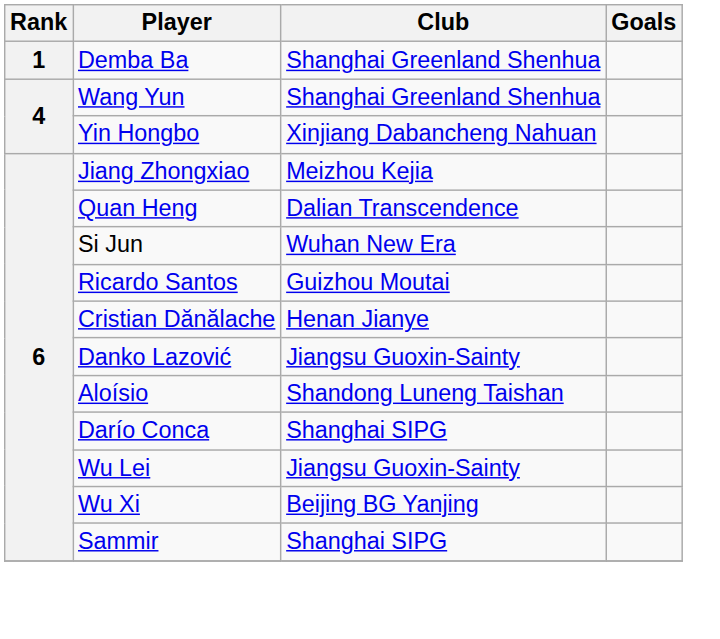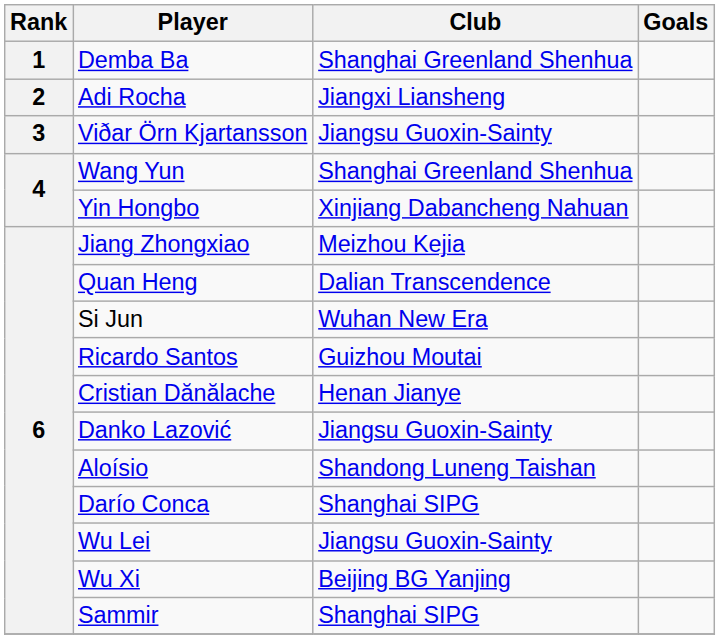+ row: (132, 97)
+ row: (193, 134)
